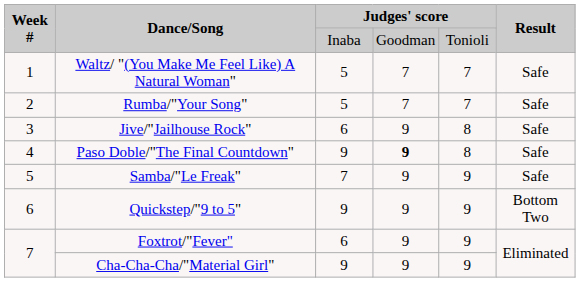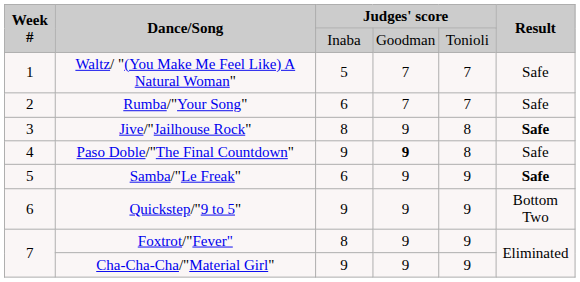(344, 104) 5 -> (344, 104) 6
(344, 128) 6 -> (344, 128) 8
(535, 128) normal -> (535, 128) bold
(344, 176) 7 -> (344, 176) 6
(535, 176) normal -> (535, 176) bold
(344, 241) 6 -> (344, 241) 8
